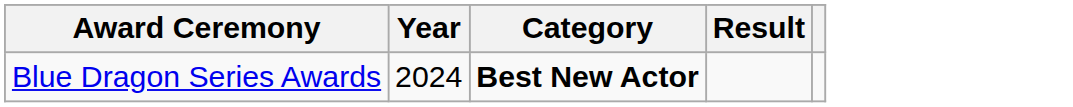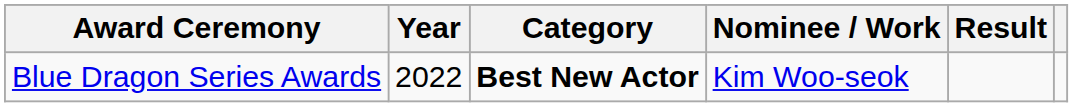+ column: (827, 28)
(429, 76) 2024 -> (429, 76) 2022
